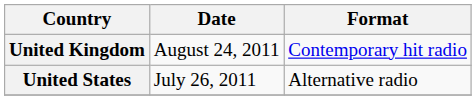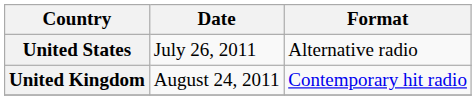rows swapped: (77, 79) <-> (77, 49)
